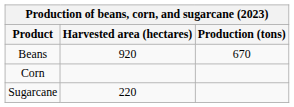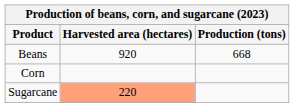(242, 53) 670 -> (242, 53) 668
(128, 92) no background -> (128, 92) lightsalmon background
